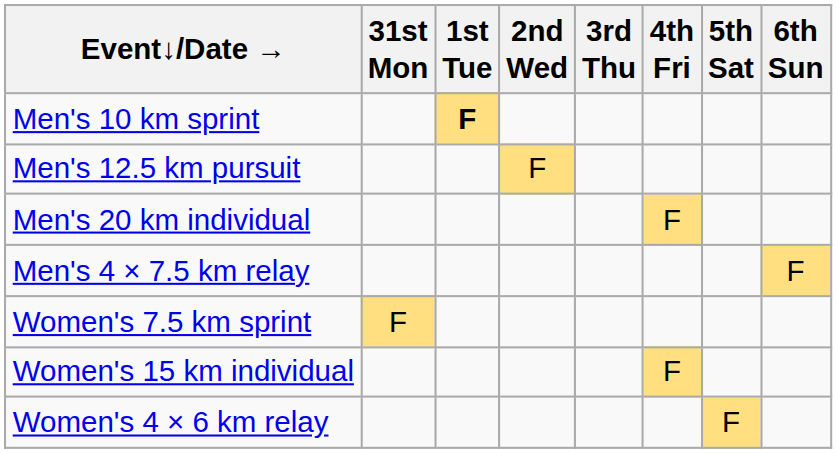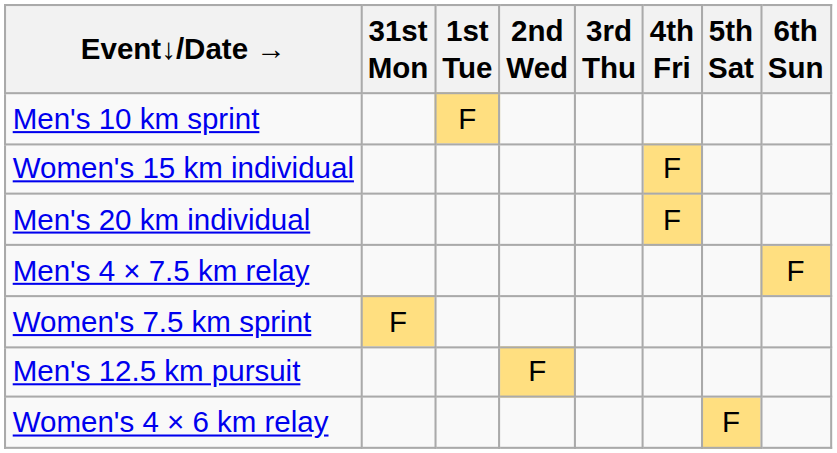(467, 118) bold -> (467, 118) normal
rows swapped: (157, 169) <-> (183, 372)
